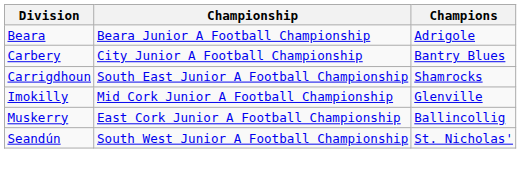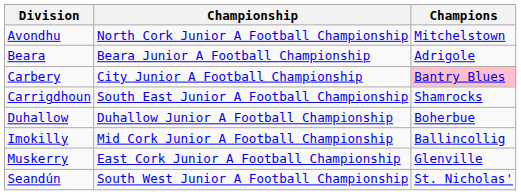+ row: (34, 35)
(460, 56) no background -> (460, 76) pink background
+ row: (38, 118)
(448, 97) Glenville -> (460, 138) Ballincollig
(460, 118) Ballincollig -> (448, 159) Glenville
